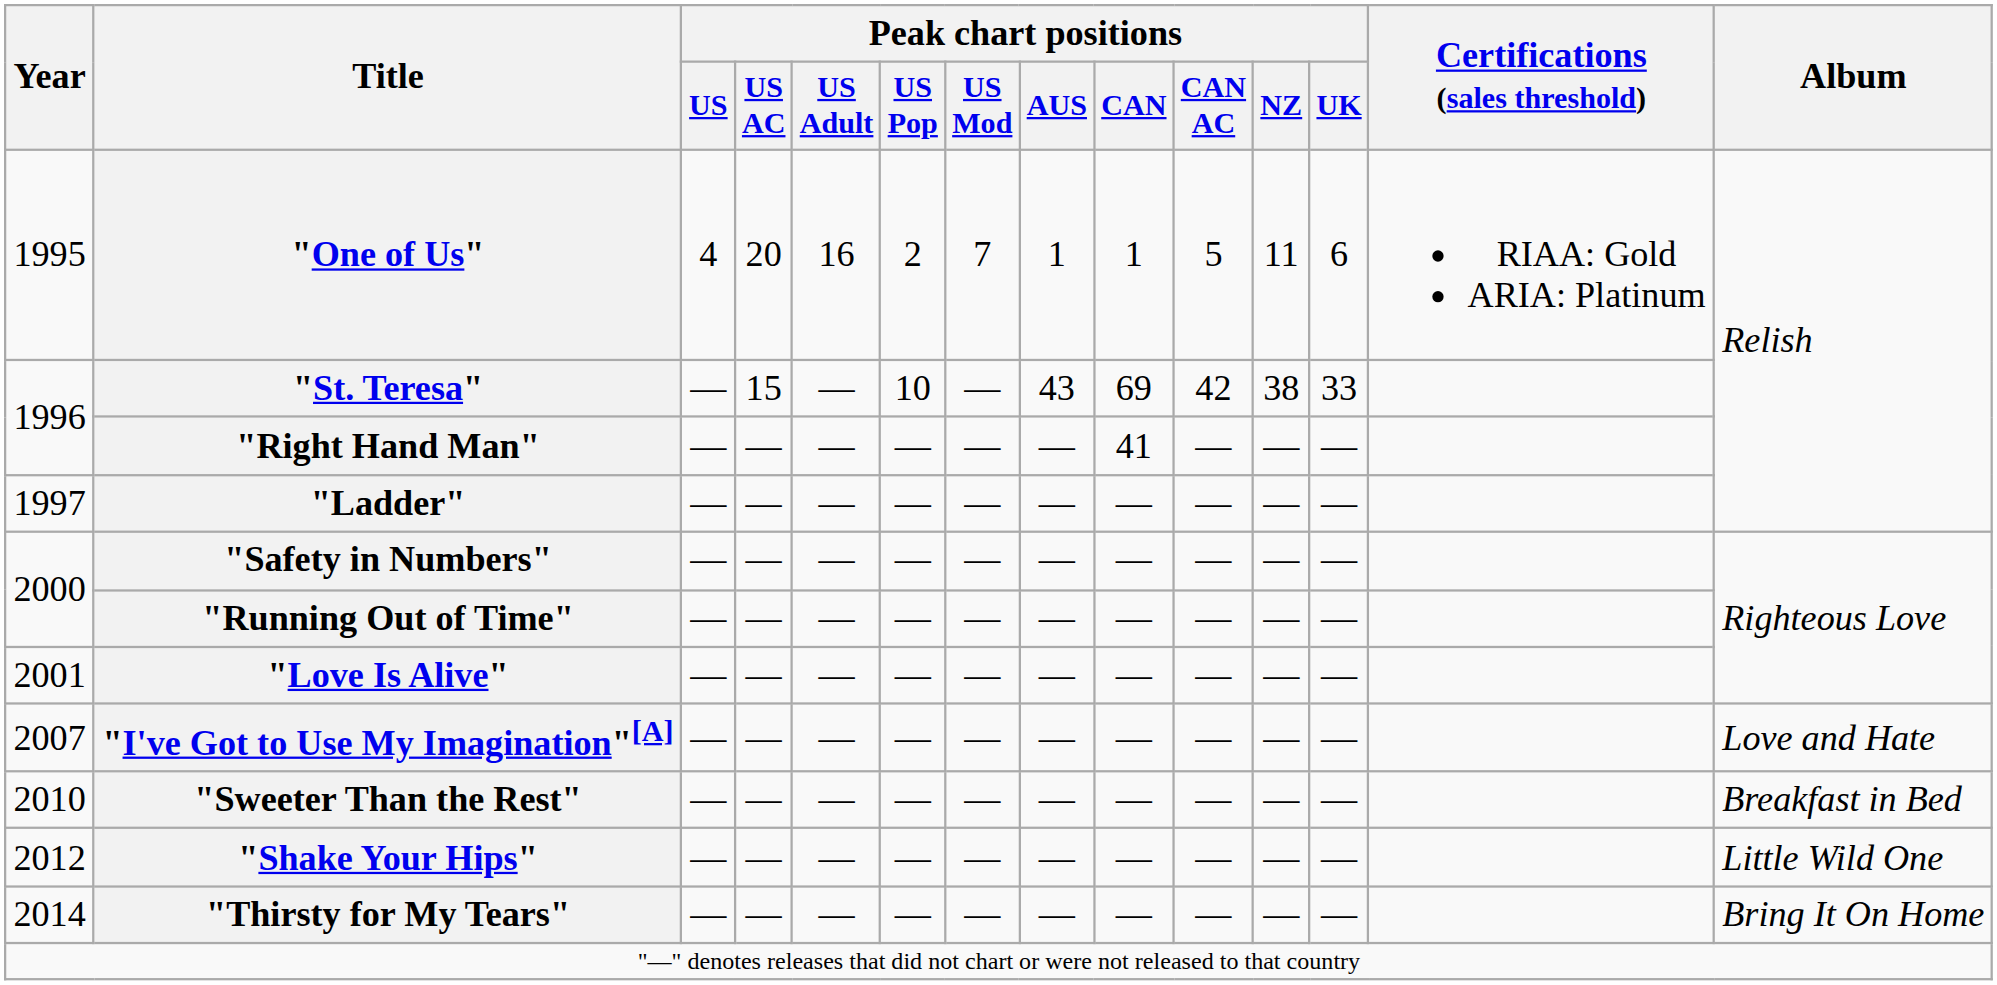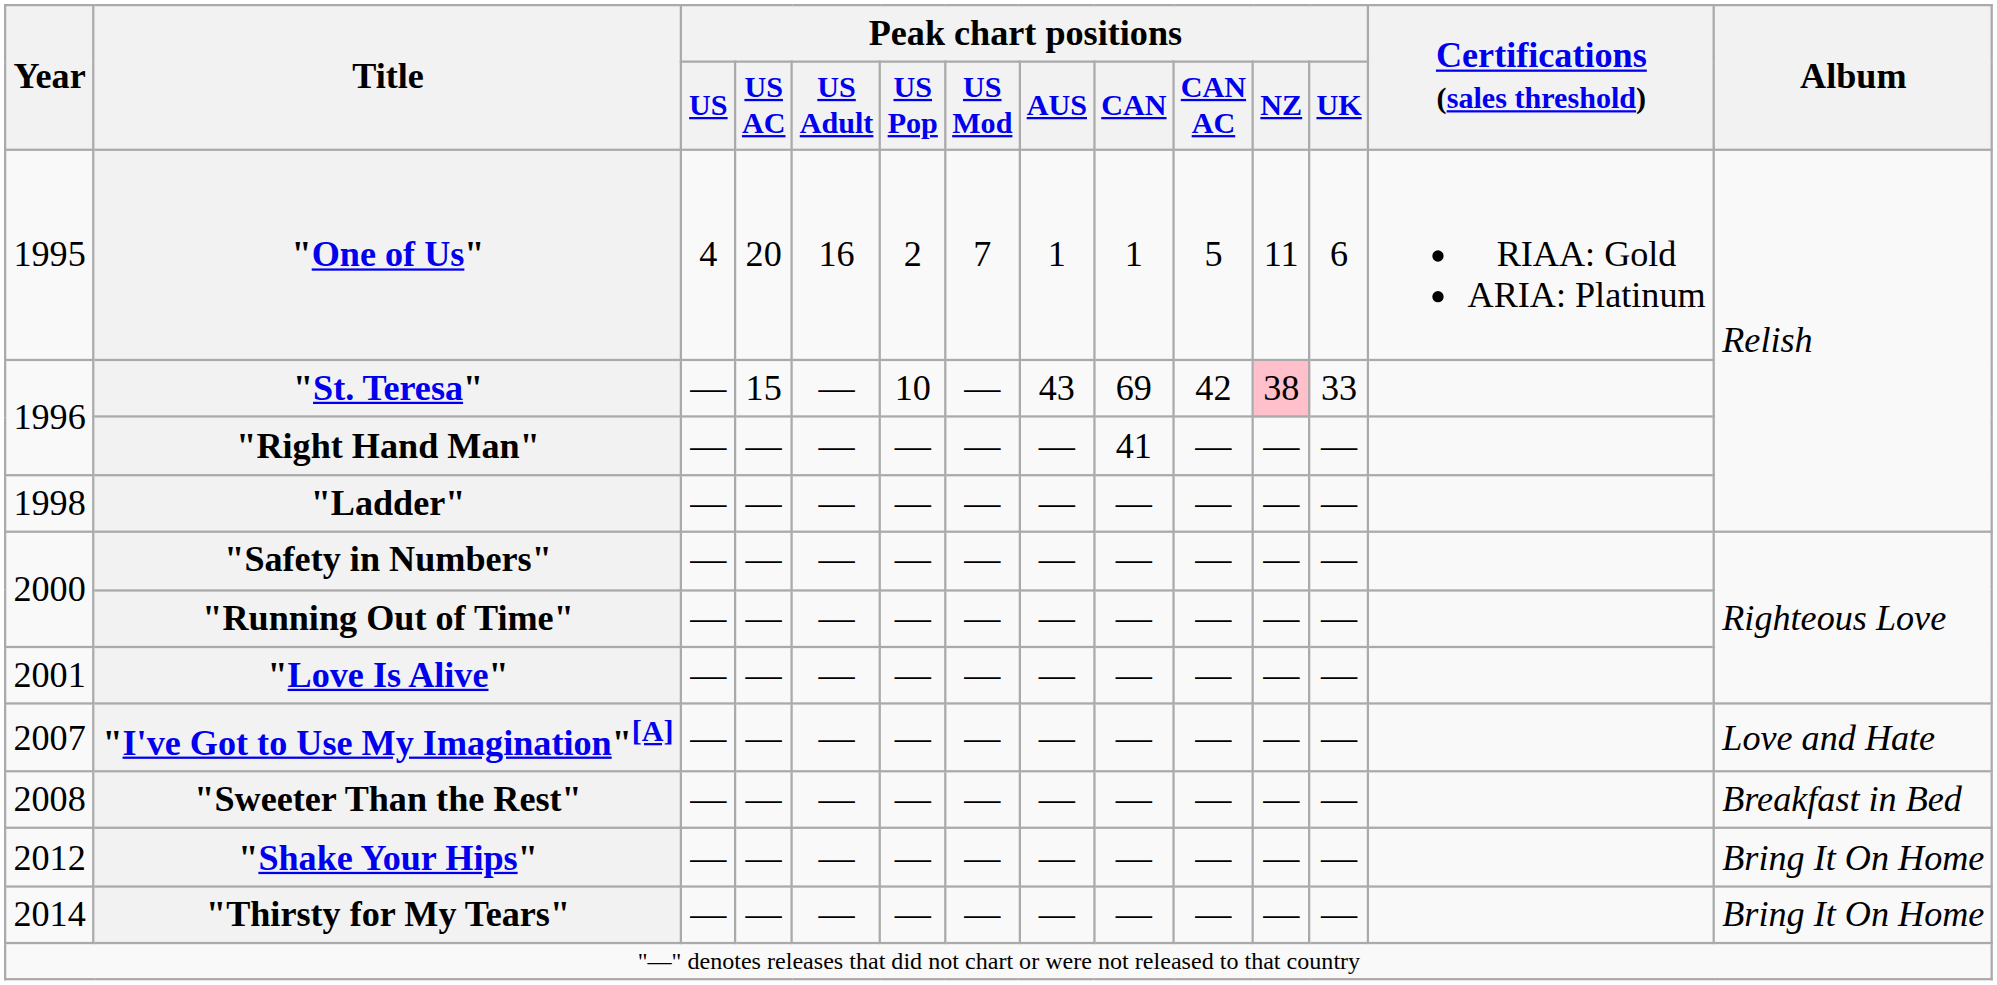(1281, 388) no background -> (1281, 388) pink background
(50, 502) 1997 -> (50, 502) 1998
(50, 799) 2010 -> (50, 799) 2008
(1833, 856) Little Wild One -> (1853, 856) Bring It On Home
